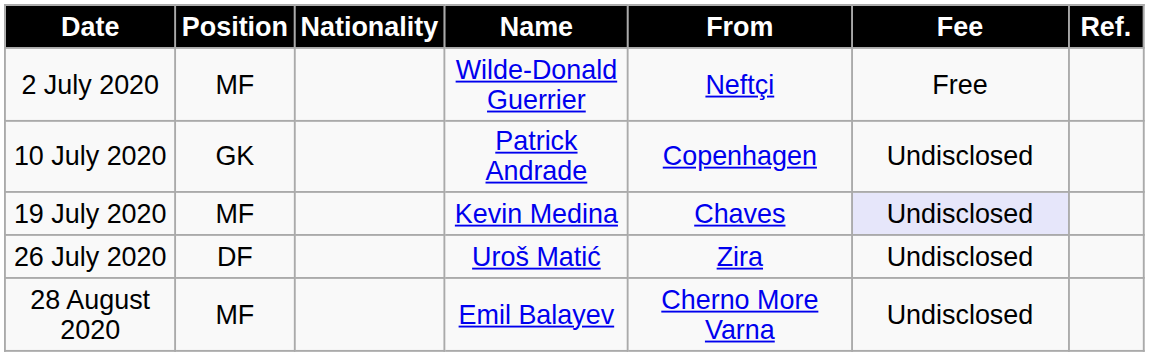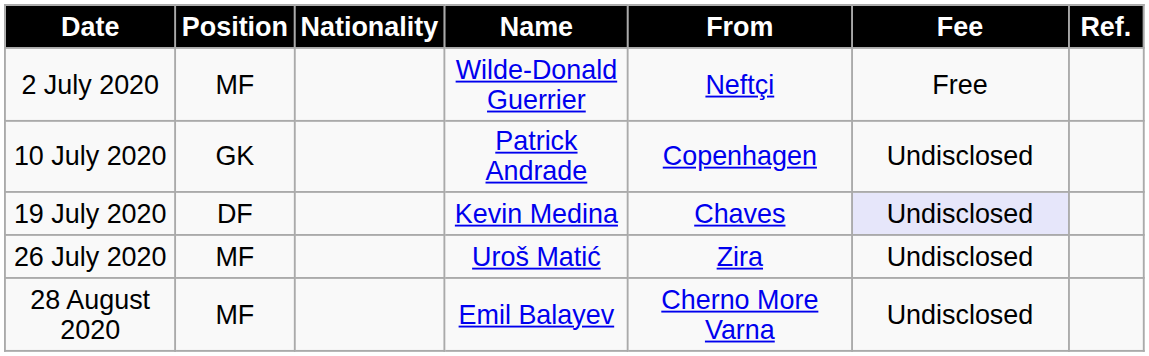(235, 214) MF -> (235, 214) DF
(235, 257) DF -> (235, 257) MF
